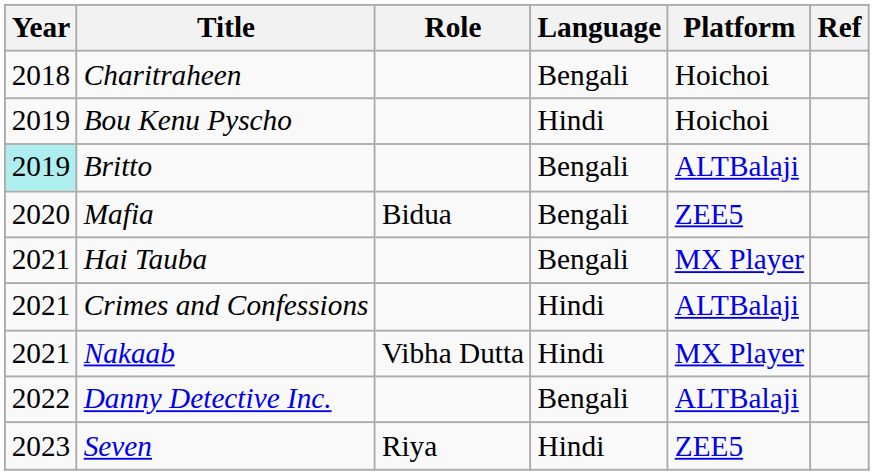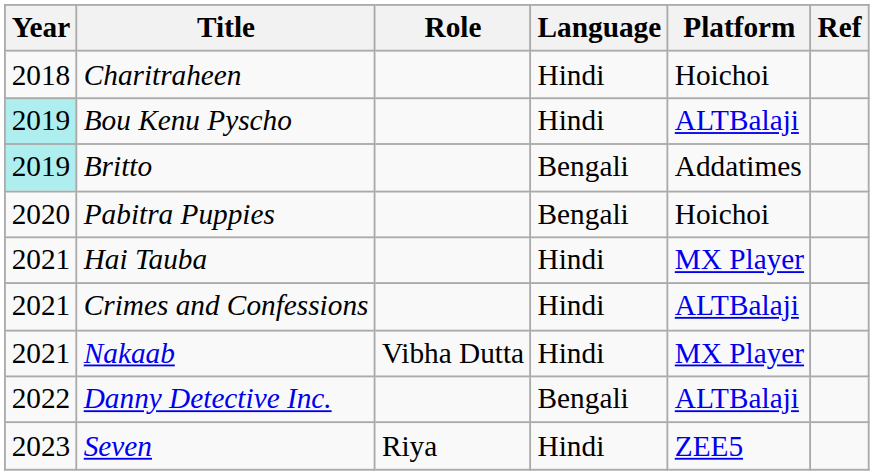(583, 74) Bengali -> (571, 74) Hindi
(41, 120) no background -> (41, 120) paleturquoise background
(722, 120) Hoichoi -> (737, 120) ALTBalaji
(737, 167) ALTBalaji -> (738, 167) Addatimes
+ row: (179, 213)
- row: (119, 213)
(583, 259) Bengali -> (571, 259) Hindi
